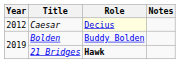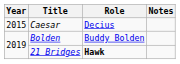(16, 25) 2012 -> (16, 25) 2015
(99, 25) lightyellow background -> (99, 25) no background
